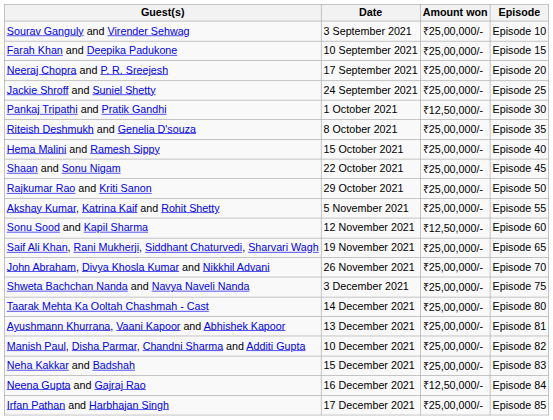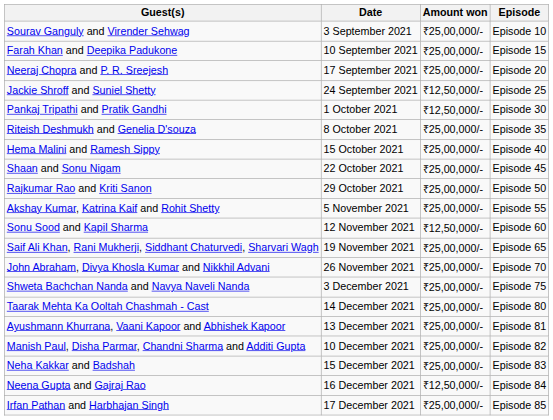(453, 91) ₹25,00,000/- -> (453, 91) ₹12,50,000/-
